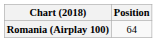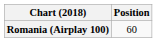(132, 29) 64 -> (132, 29) 60
